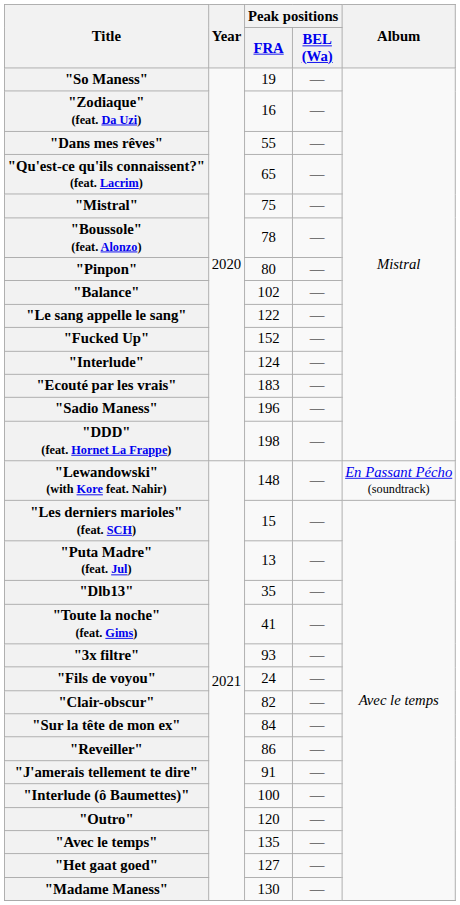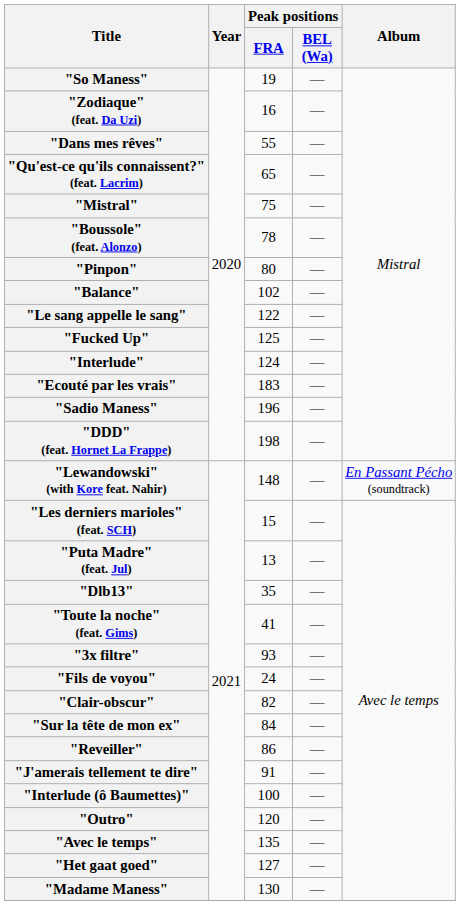(269, 339) 152 -> (269, 339) 125
